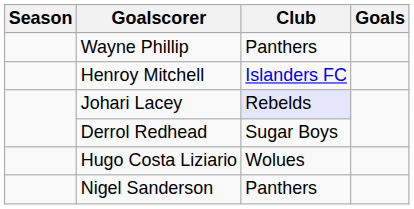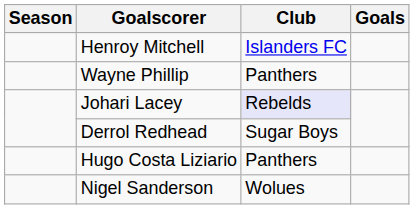rows swapped: (142, 75) <-> (135, 47)
(275, 160) Wolues -> (281, 160) Panthers
(281, 189) Panthers -> (275, 189) Wolues
